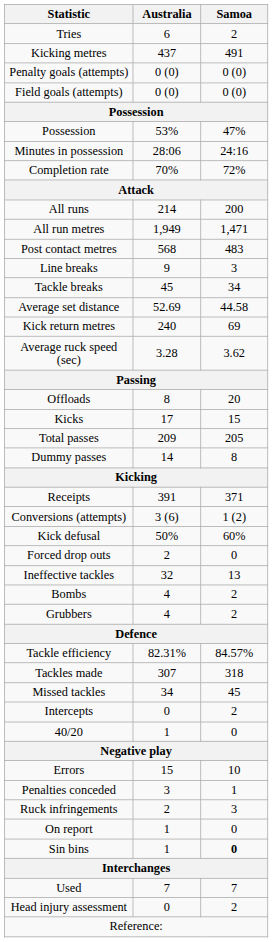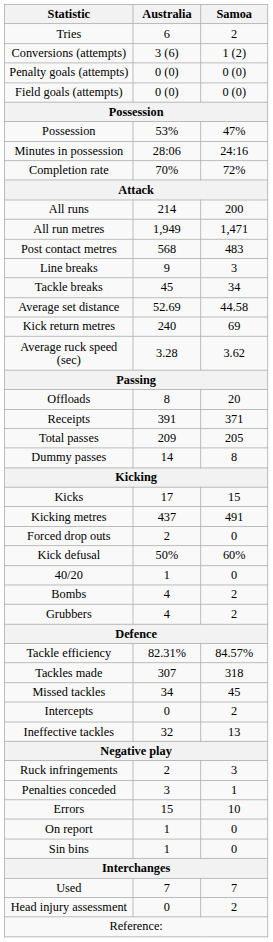rows swapped: (69, 516) <-> (69, 53)
rows swapped: (69, 497) <-> (69, 418)
rows swapped: (69, 555) <-> (69, 536)
rows swapped: (69, 731) <-> (69, 575)
rows swapped: (69, 770) <-> (69, 809)
(234, 848) bold -> (234, 848) normal
